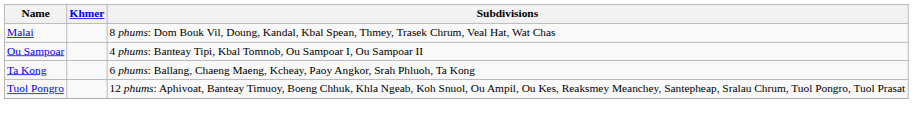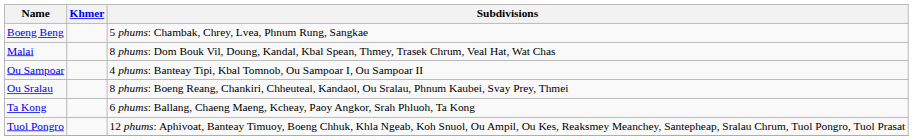+ row: (35, 33)
+ row: (30, 89)
